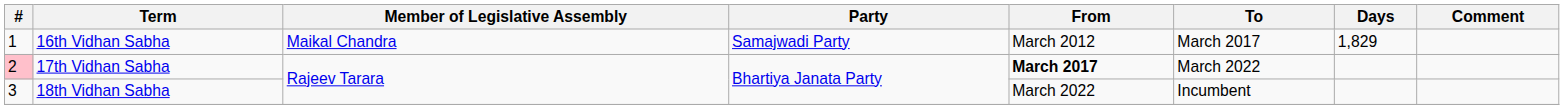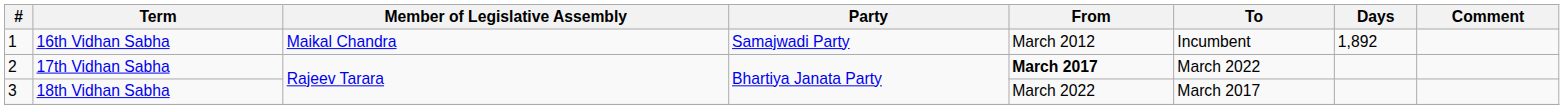(1219, 41) March 2017 -> (1214, 41) Incumbent
(1357, 41) 1,829 -> (1357, 41) 1,892
(12, 66) pink background -> (12, 66) no background
(1214, 91) Incumbent -> (1219, 91) March 2017
